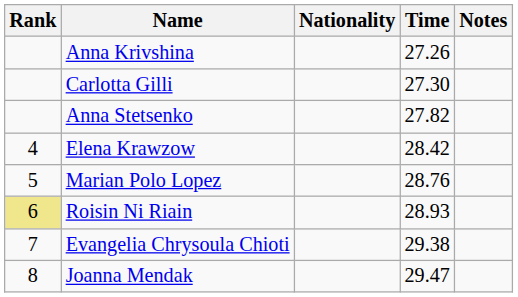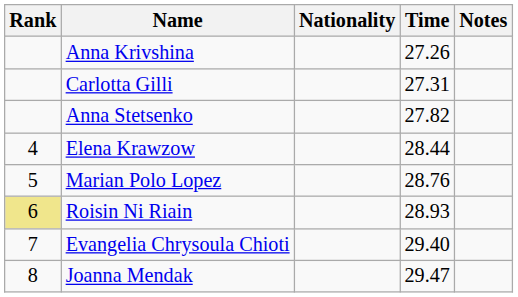(427, 84) 27.30 -> (427, 84) 27.31
(427, 148) 28.42 -> (427, 148) 28.44
(427, 244) 29.38 -> (427, 244) 29.40
